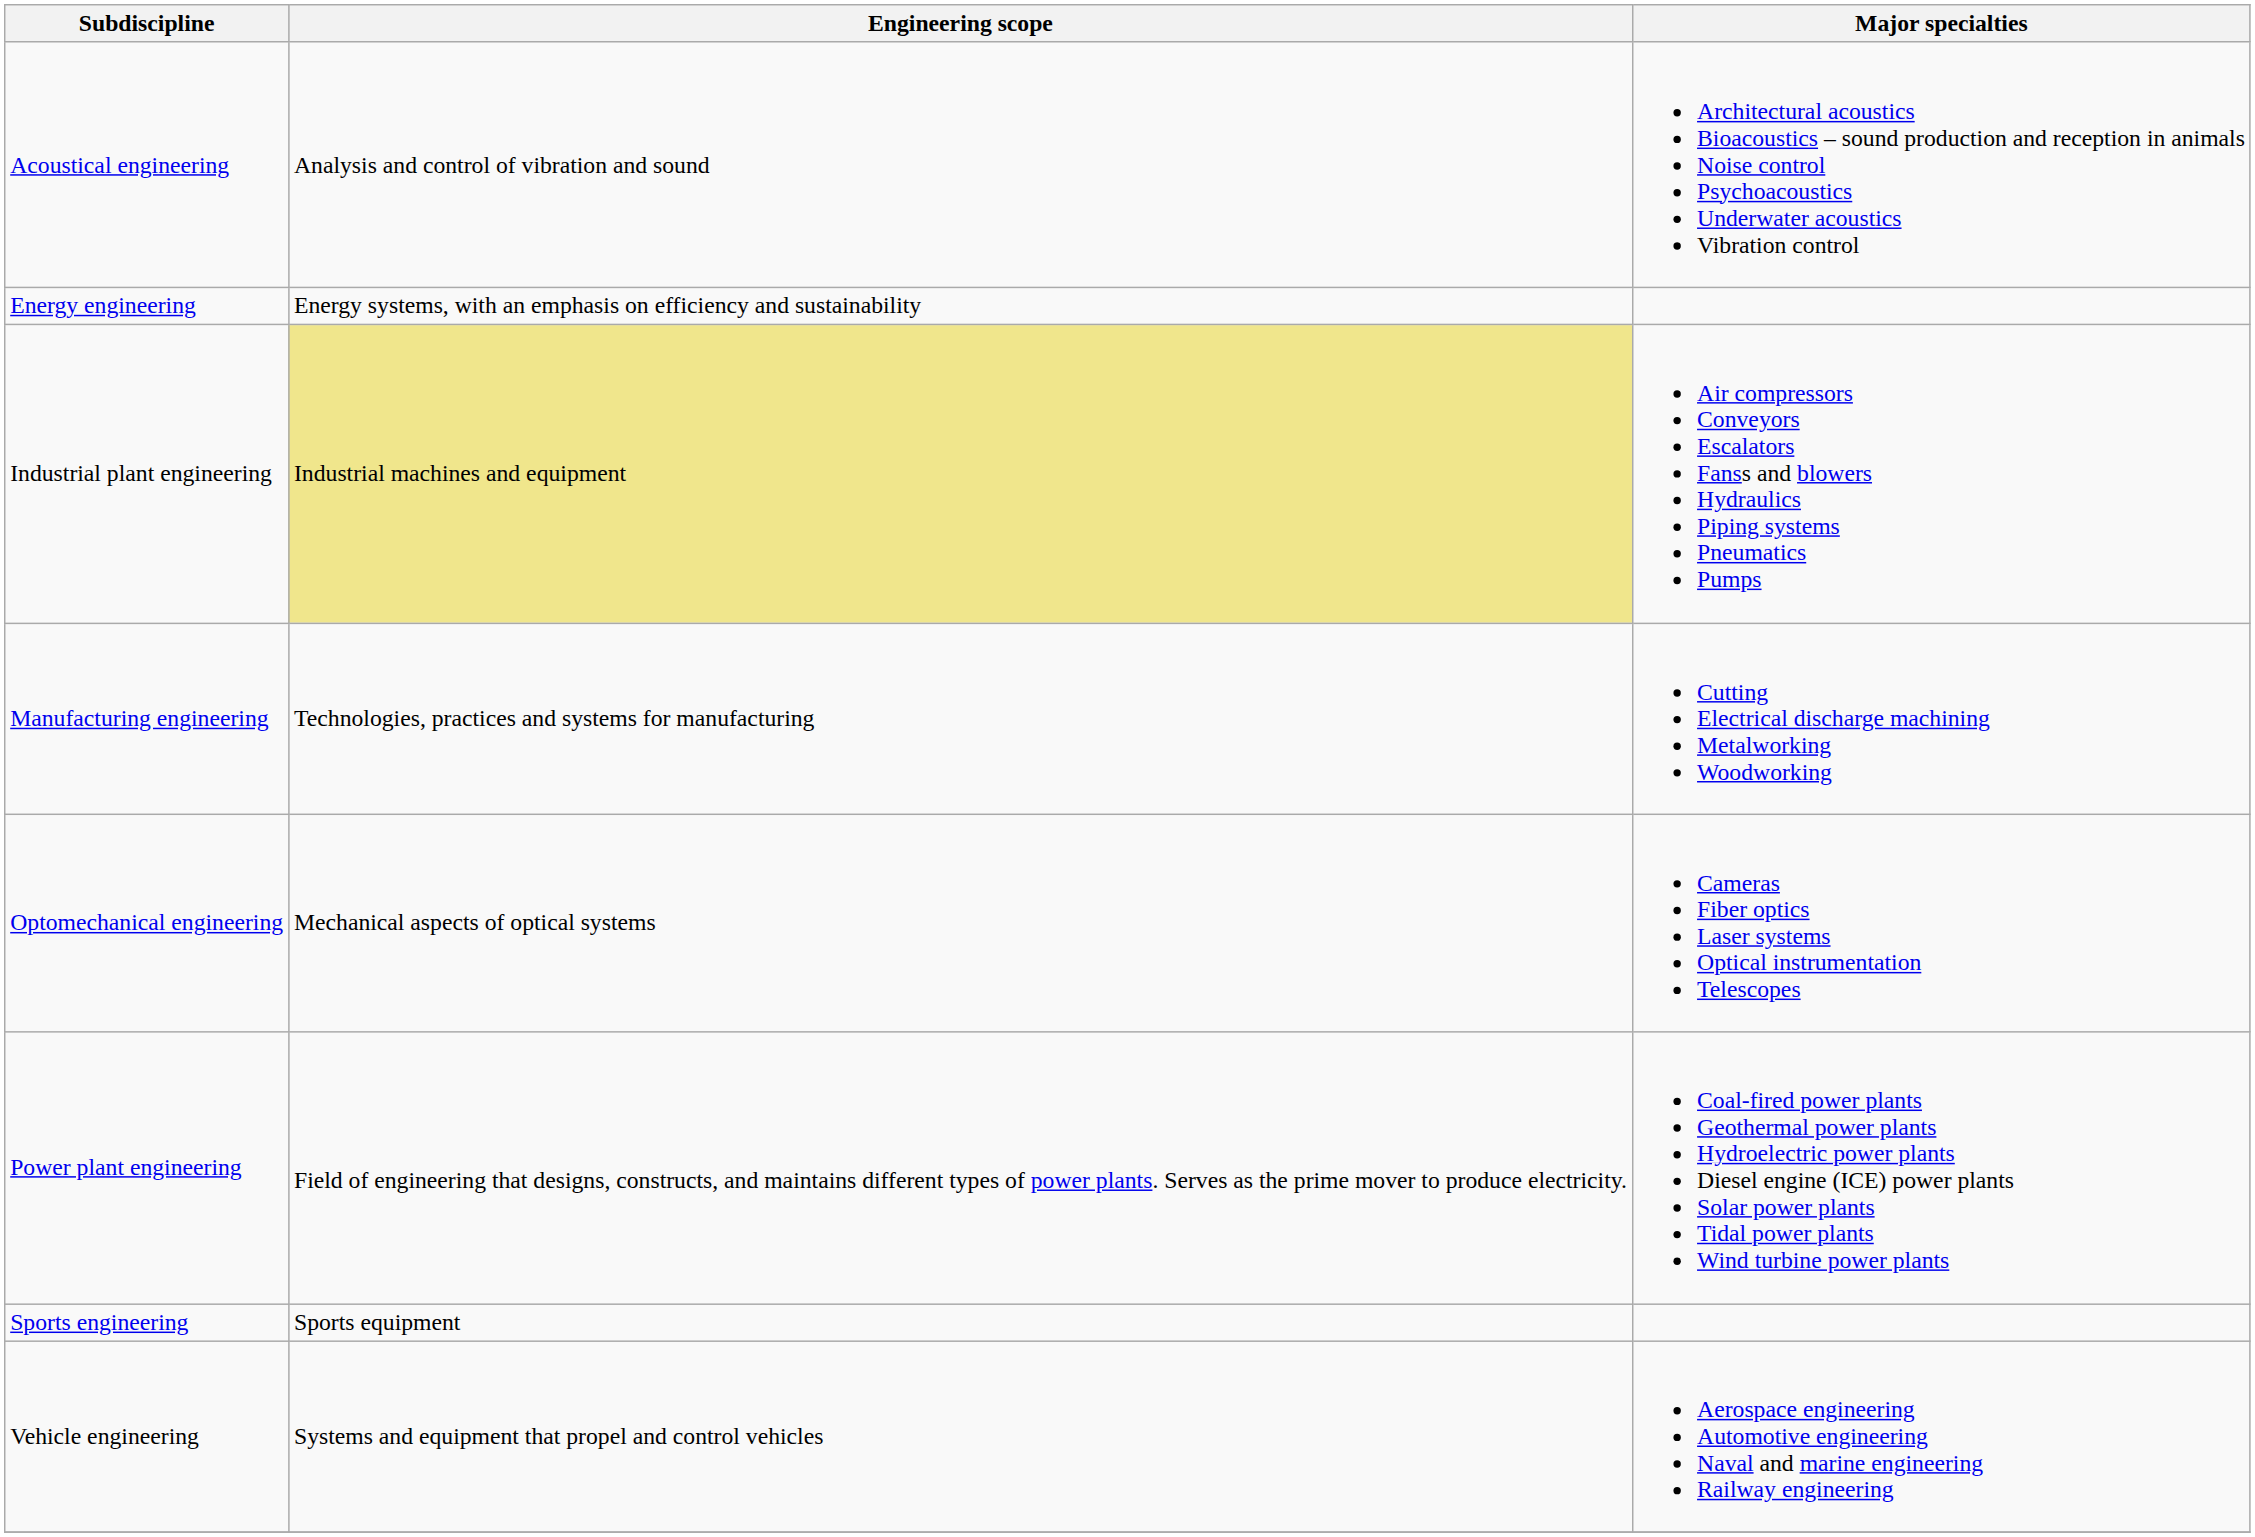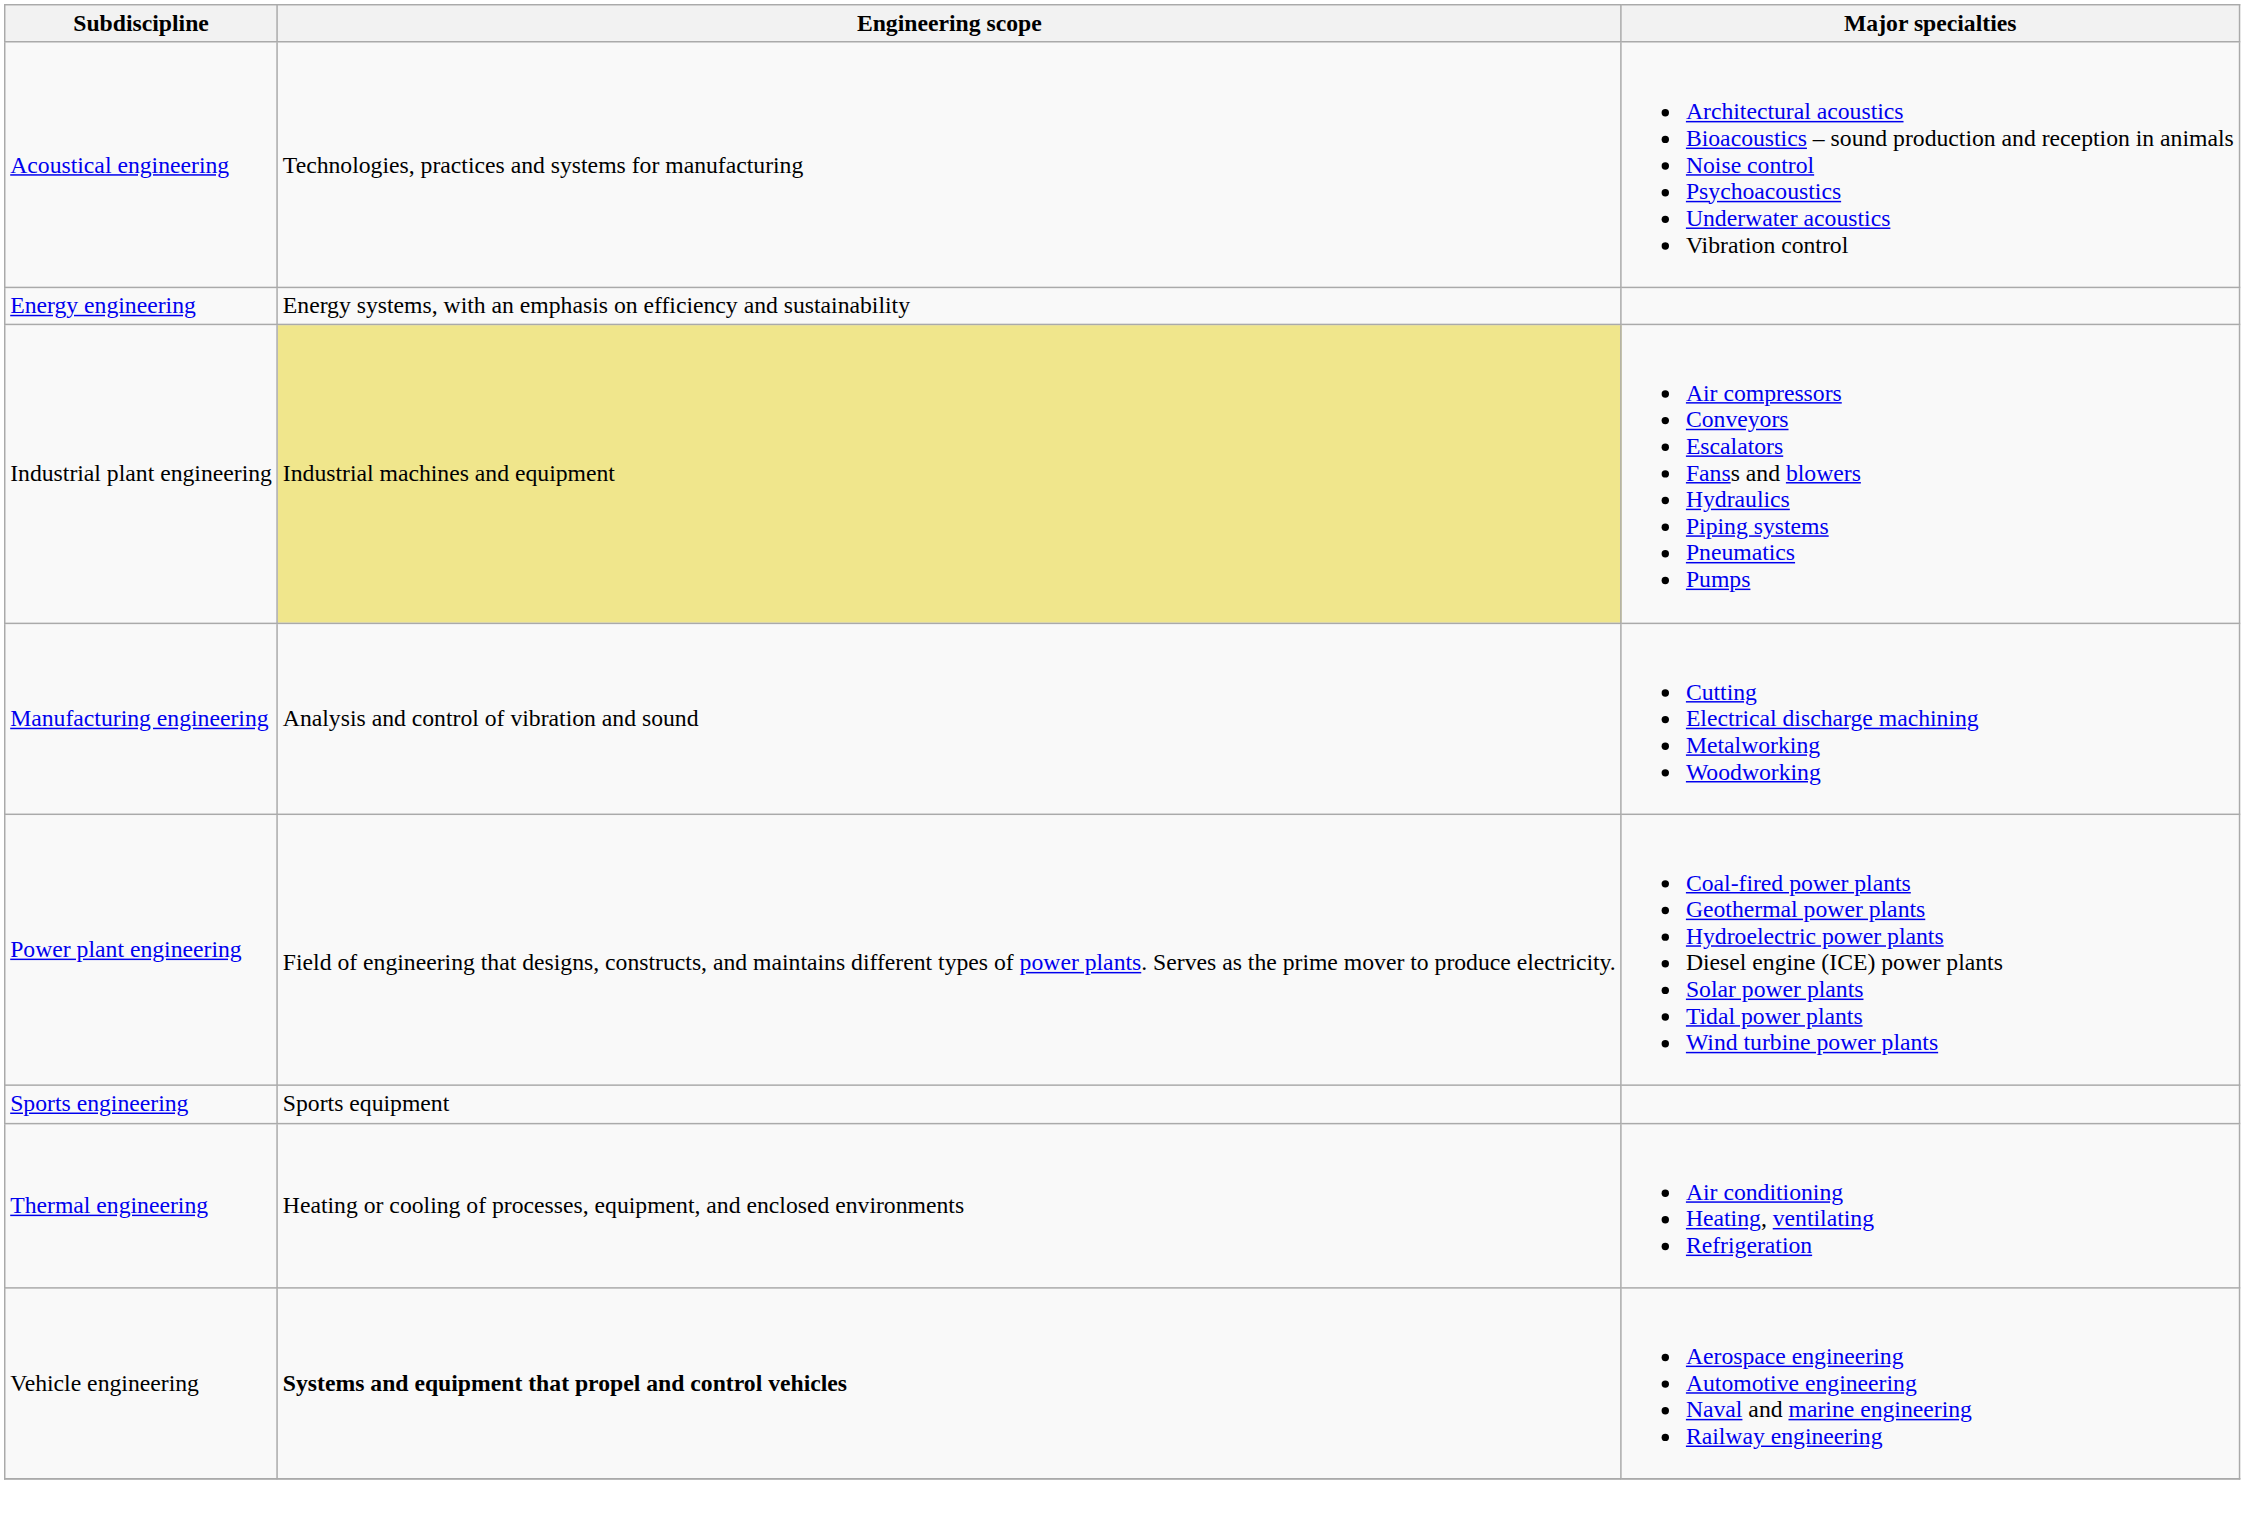(502, 164) Analysis and control of vibration and sound -> (543, 164) Technologies, practices and systems for manufacturing
(554, 718) Technologies, practices and systems for manufacturing -> (491, 718) Analysis and control of vibration and sound
- row: (147, 922)
+ row: (109, 1205)
(559, 1436) normal -> (565, 1383) bold
